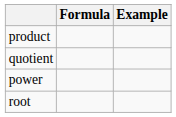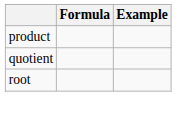- row: (26, 79)
